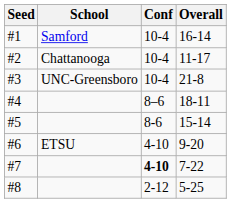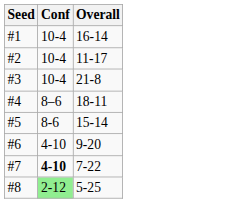- column: (89, 15)
(156, 187) no background -> (53, 187) lightgreen background
